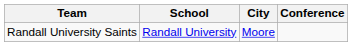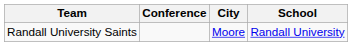columns swapped: (189, 13) <-> (312, 13)
